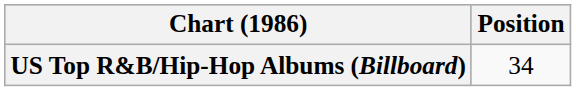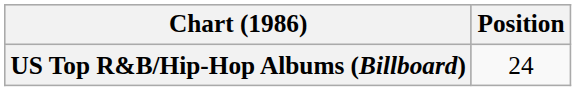(521, 64) 34 -> (521, 64) 24
